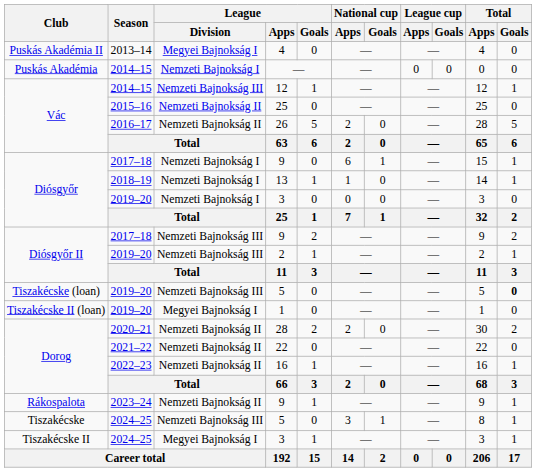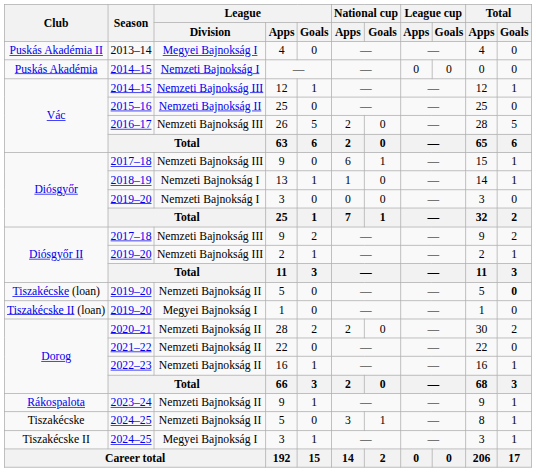(210, 124) Nemzeti Bajnokság II -> (210, 124) Nemzeti Bajnokság III
(210, 161) Nemzeti Bajnokság I -> (210, 161) Nemzeti Bajnokság III
(210, 291) Nemzeti Bajnokság III -> (210, 291) Nemzeti Bajnokság II
(210, 421) Nemzeti Bajnokság III -> (210, 421) Nemzeti Bajnokság II
